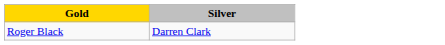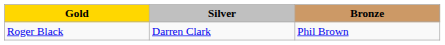+ column: (367, 13)
